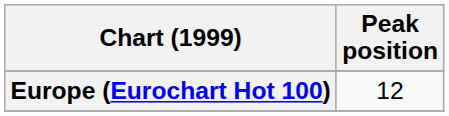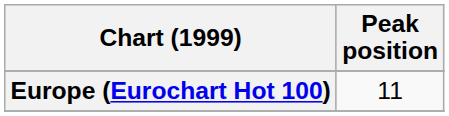(390, 90) 12 -> (390, 90) 11
